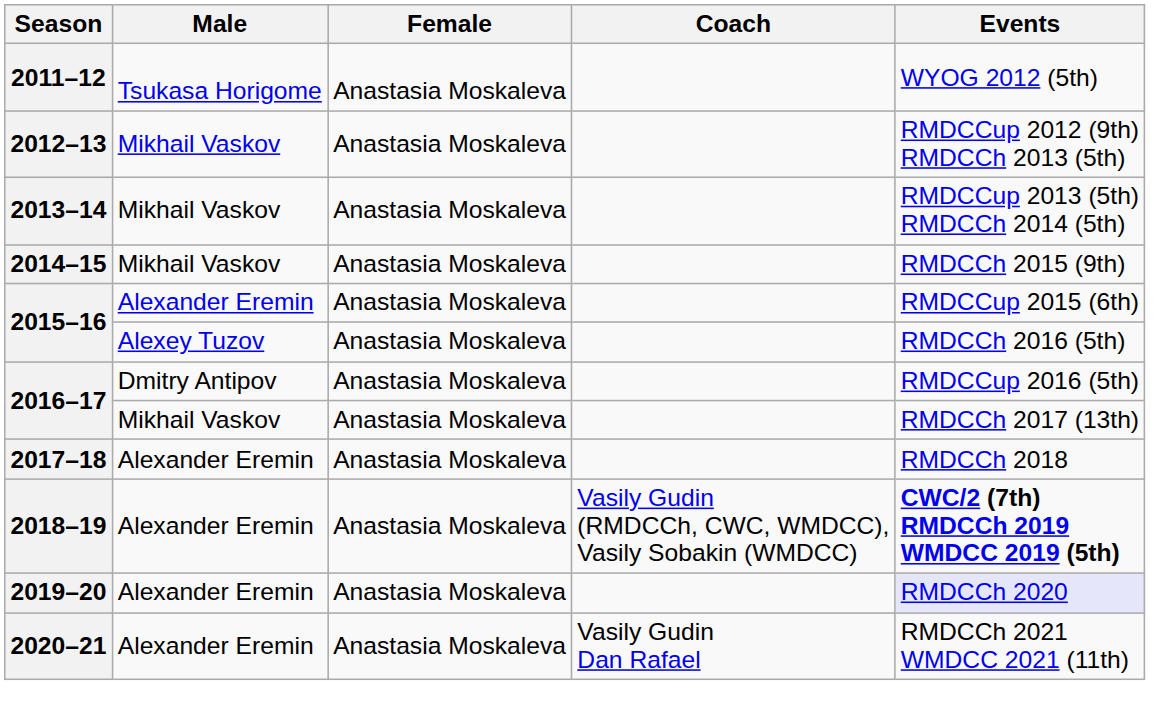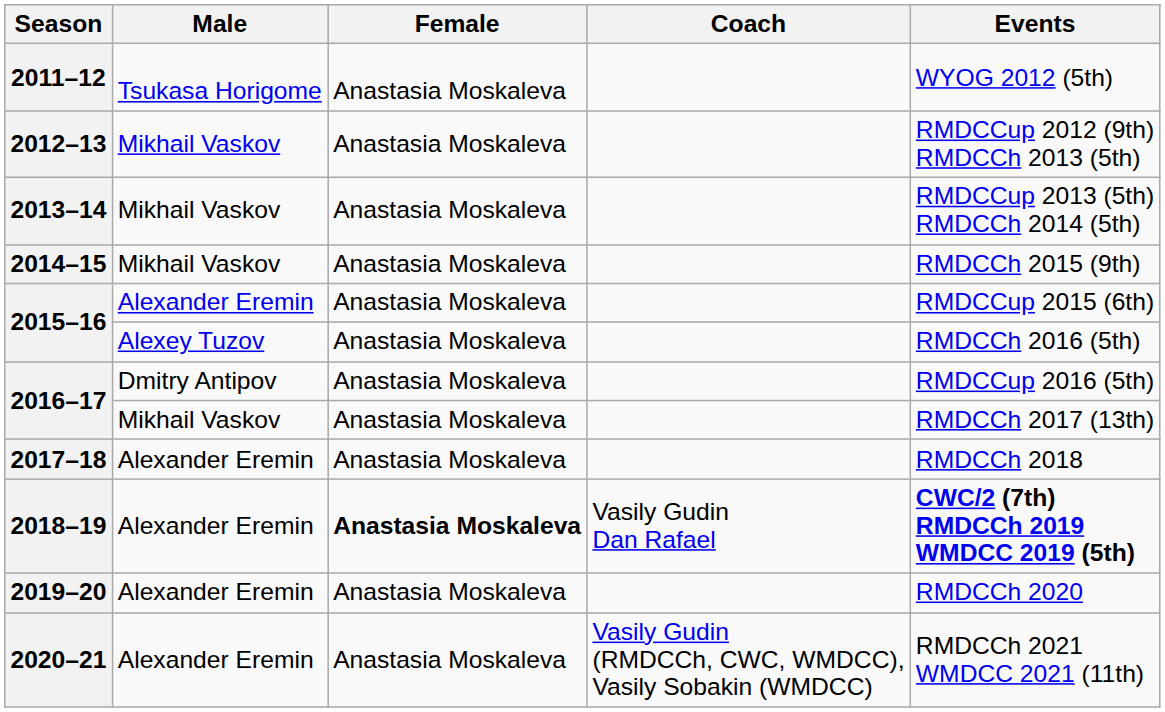(450, 525) normal -> (457, 525) bold
(733, 525) Vasily Gudin (RMDCCh, CWC, WMDCC), Vasily Sobakin (WMDCC) -> (661, 525) Vasily Gudin Dan Rafael
(984, 592) lavender background -> (999, 592) no background
(646, 645) Vasily Gudin Dan Rafael -> (748, 659) Vasily Gudin (RMDCCh, CWC, WMDCC), Vasily Sobakin (WMDCC)
